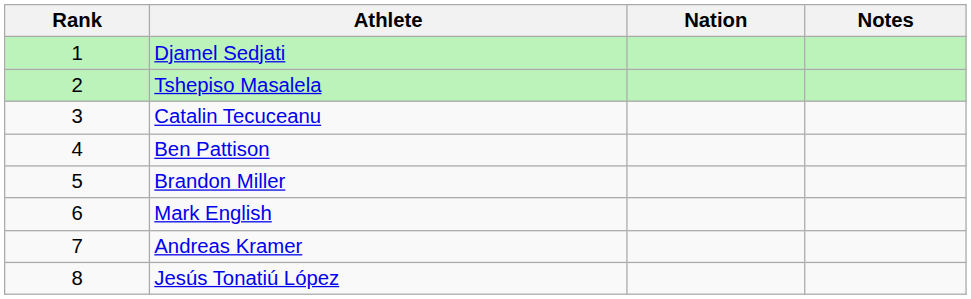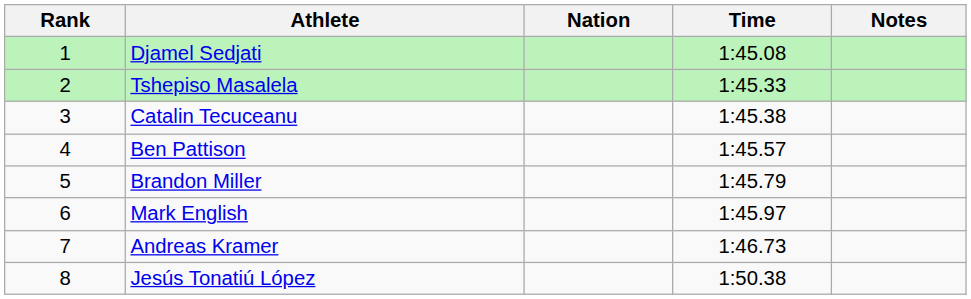+ column: (752, 20)
